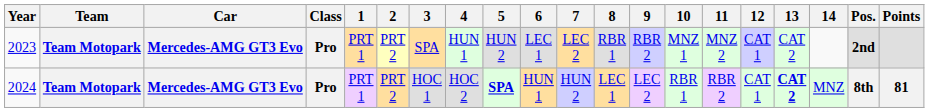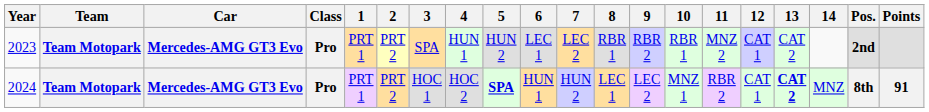(684, 47) MNZ 1 -> (684, 47) RBR 1
(684, 87) RBR 1 -> (684, 87) MNZ 1
(901, 87) 81 -> (901, 87) 91
